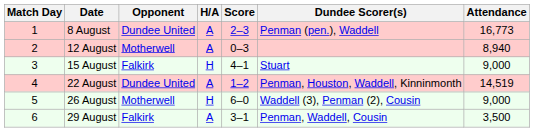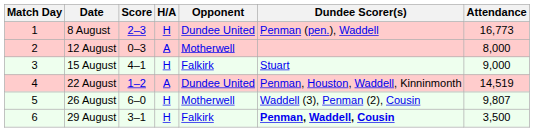columns swapped: (158, 13) <-> (240, 13)
(210, 30) A -> (167, 30) H
(497, 48) 8,940 -> (497, 48) 8,000
(497, 100) 9,000 -> (497, 100) 9,807
(210, 118) A -> (167, 118) H
(324, 118) normal -> (327, 118) bold
